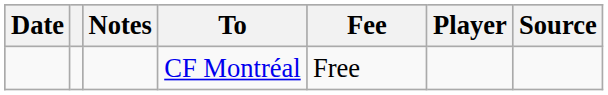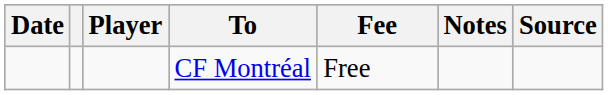columns swapped: (470, 25) <-> (120, 25)
